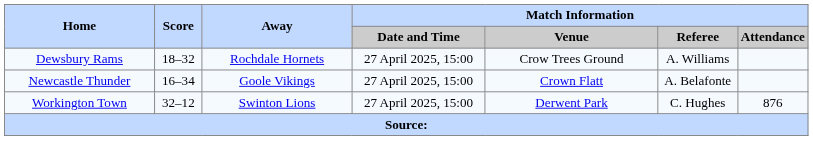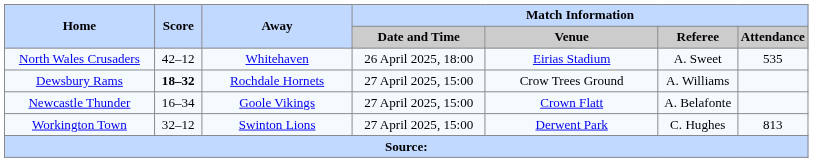+ row: (79, 59)
(178, 59) normal -> (178, 80) bold
(773, 102) 876 -> (773, 124) 813
